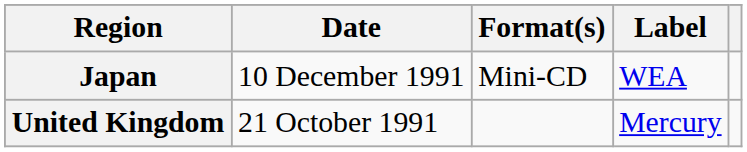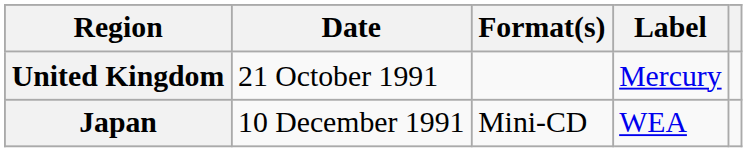rows swapped: (118, 122) <-> (118, 75)
